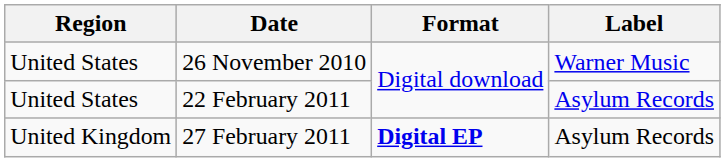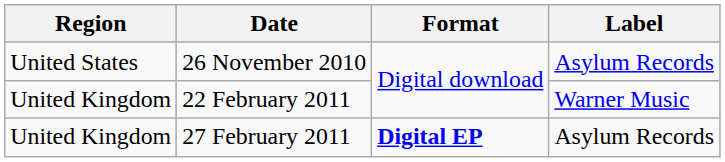(622, 61) Warner Music -> (634, 61) Asylum Records
(74, 99) United States -> (91, 99) United Kingdom
(634, 99) Asylum Records -> (622, 99) Warner Music
